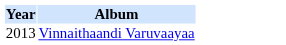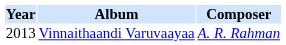+ column: (239, 14)
